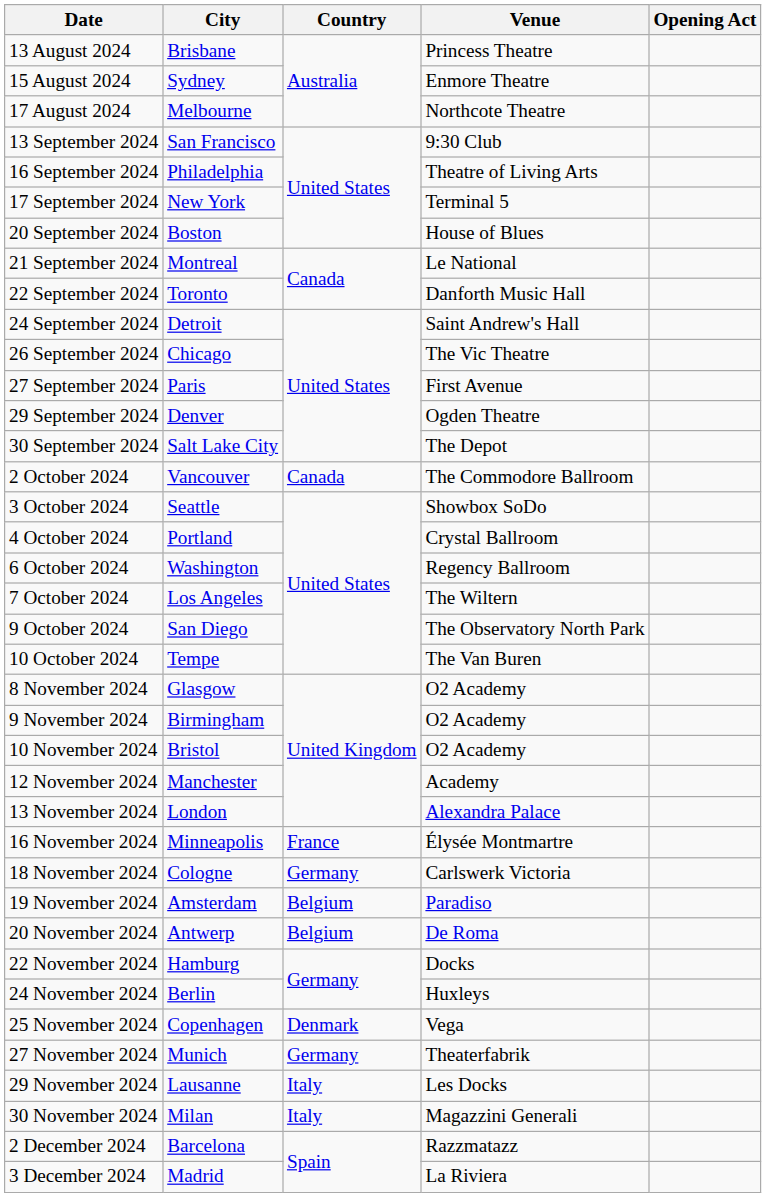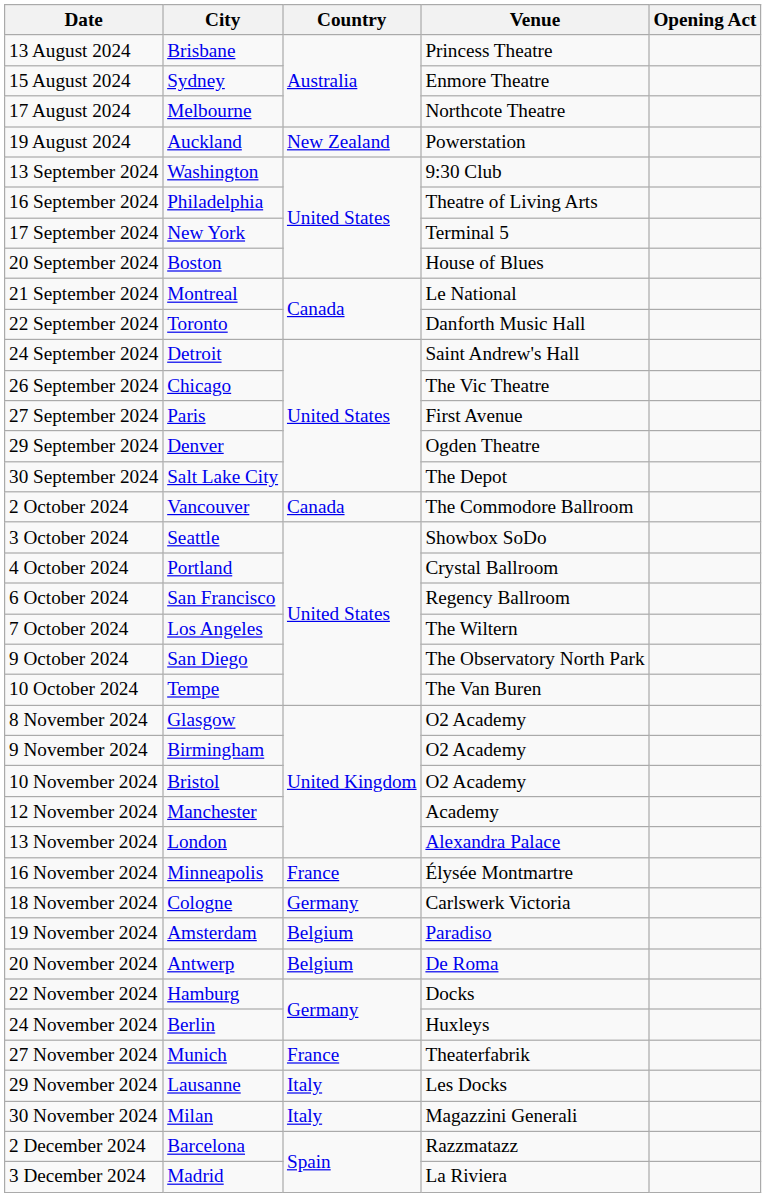+ row: (70, 141)
(221, 141) San Francisco -> (213, 171) Washington
(213, 567) Washington -> (221, 598) San Francisco
- row: (83, 1024)
(323, 1055) Germany -> (313, 1055) France
